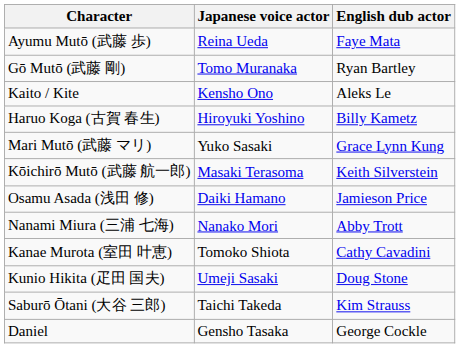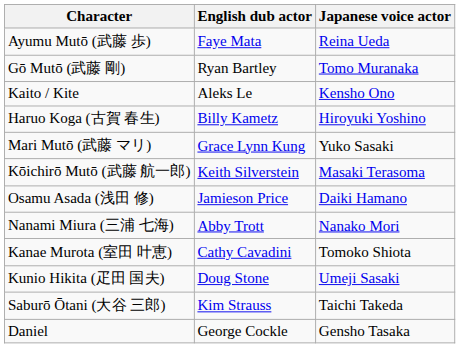columns swapped: (263, 16) <-> (394, 16)
